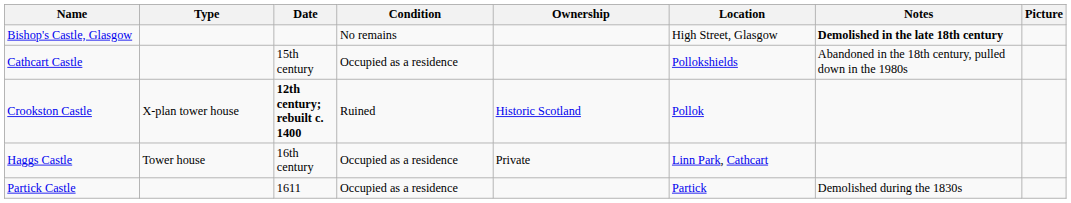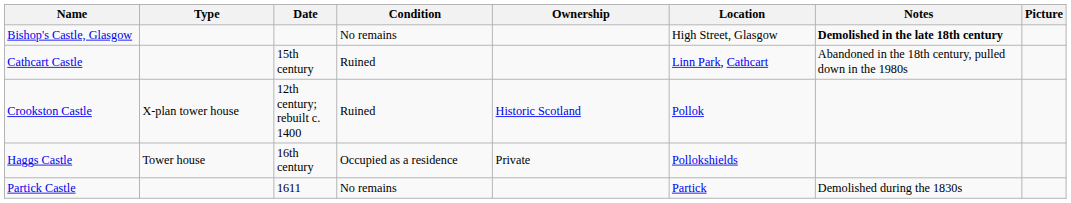(399, 62) Occupied as a residence -> (358, 62) Ruined
(705, 62) Pollokshields -> (720, 62) Linn Park, Cathcart
(300, 111) bold -> (299, 111) normal
(720, 160) Linn Park, Cathcart -> (705, 160) Pollokshields
(399, 188) Occupied as a residence -> (368, 188) No remains
